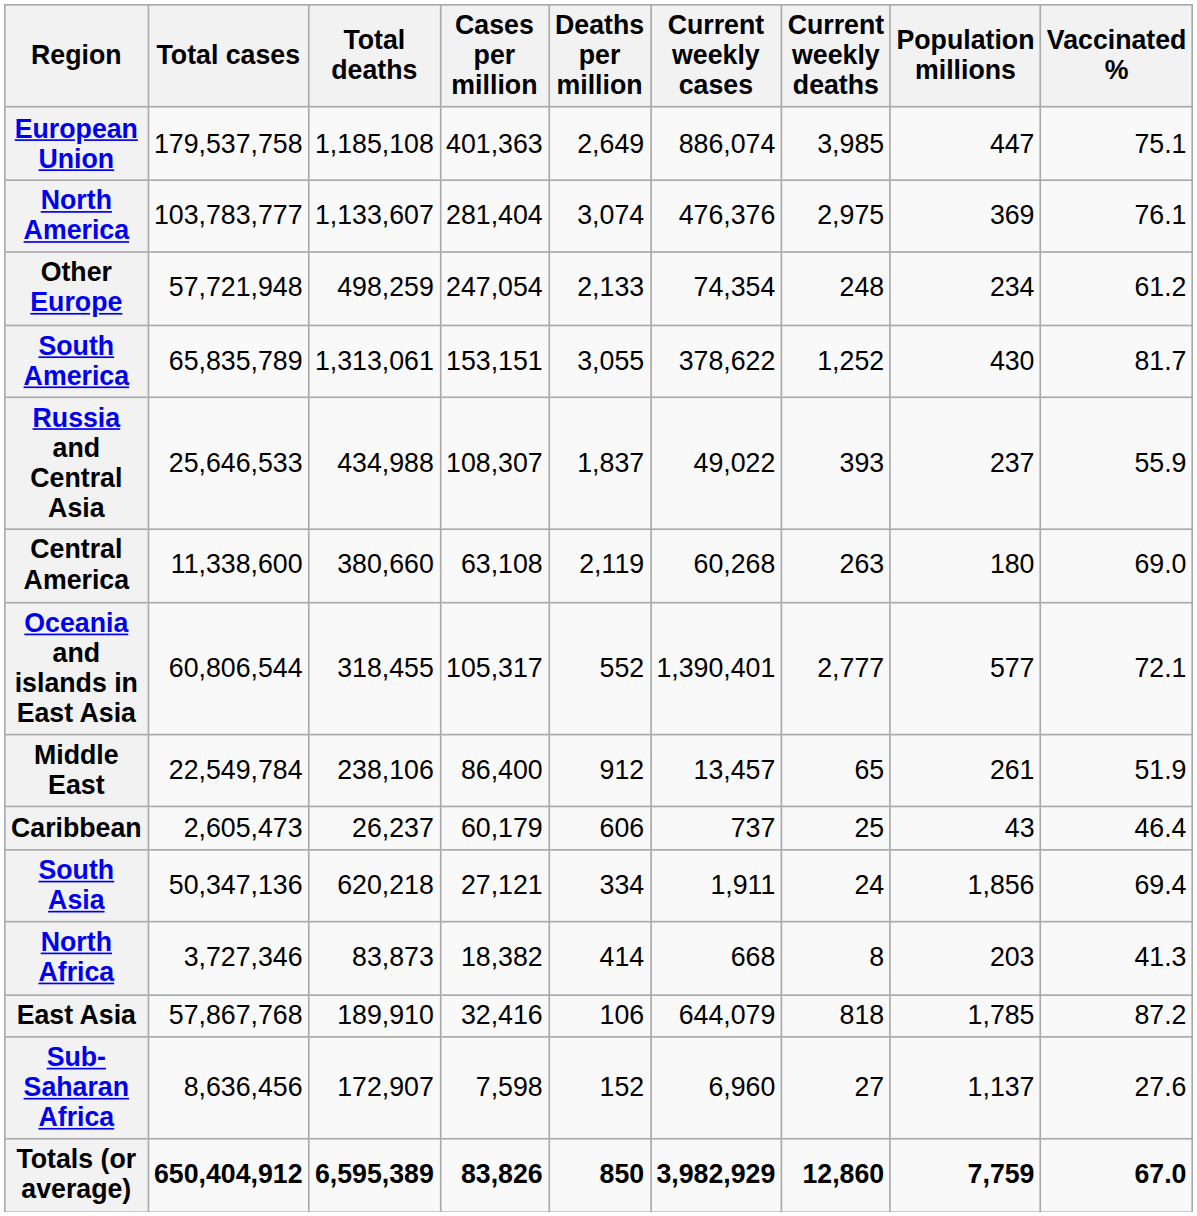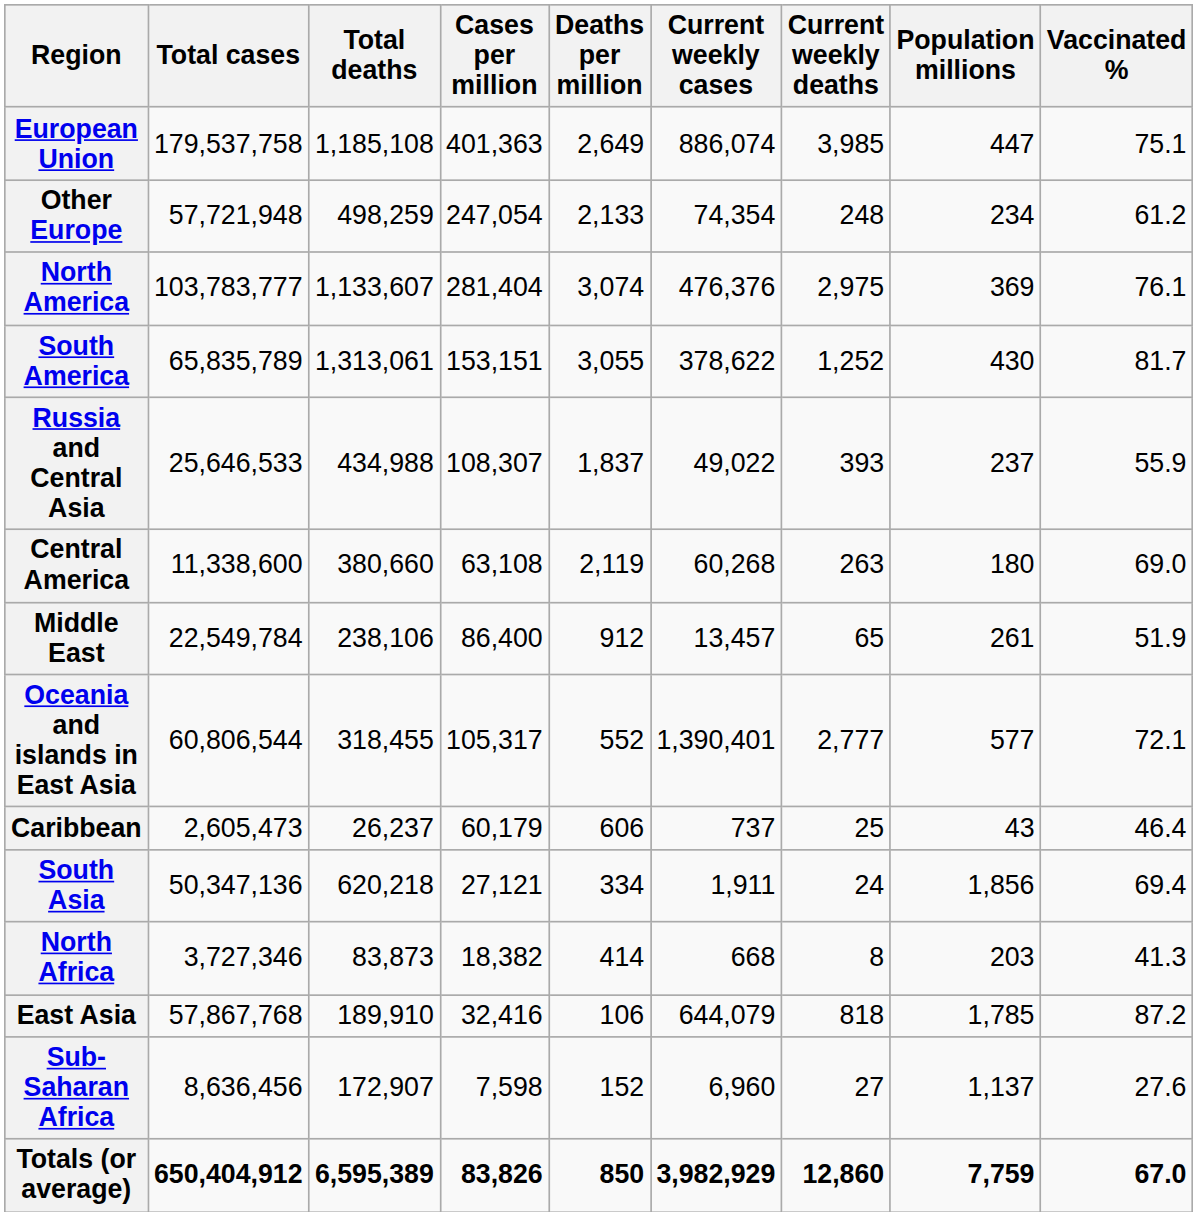rows swapped: (76, 215) <-> (76, 288)
rows swapped: (76, 770) <-> (76, 668)
